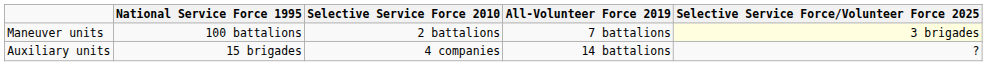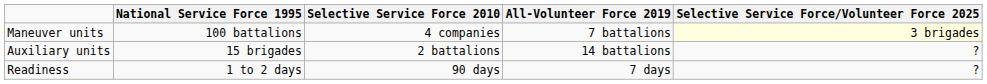(459, 32) 2 battalions -> (462, 32) 4 companies
(462, 51) 4 companies -> (459, 51) 2 battalions
+ row: (38, 70)
